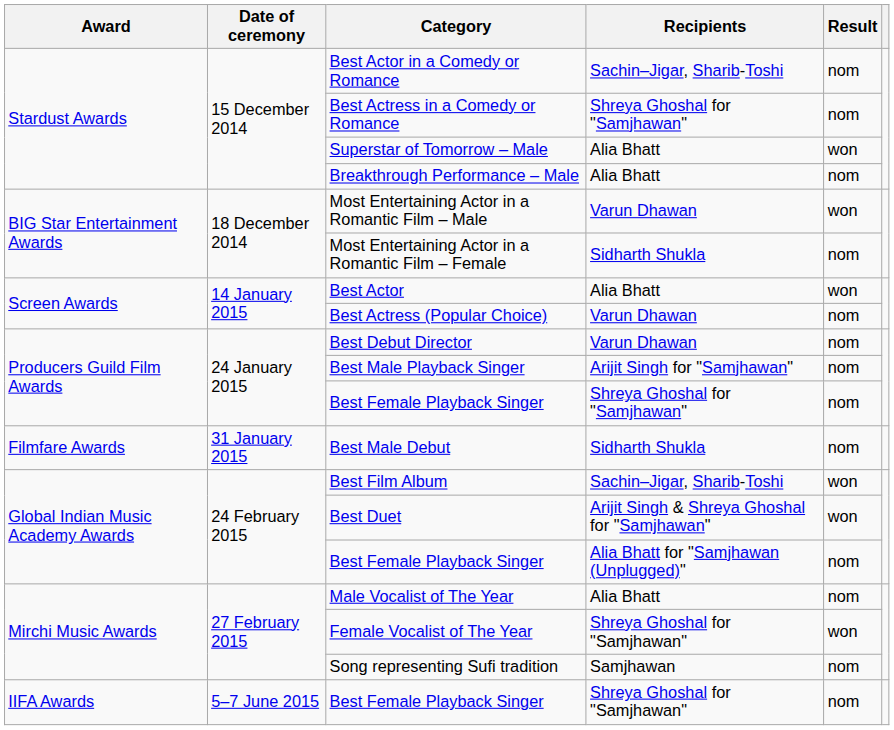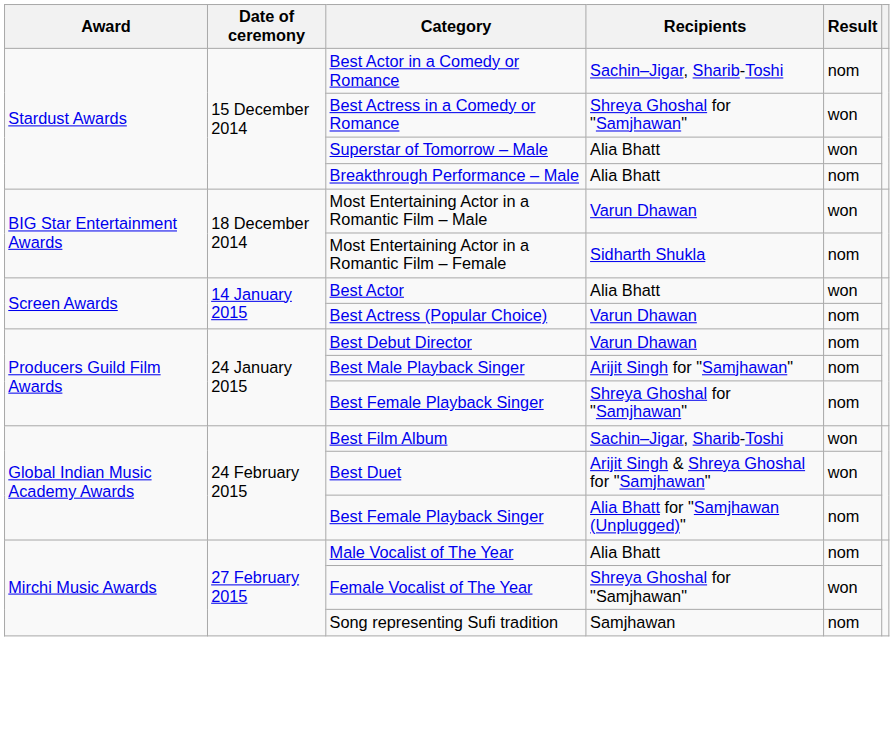(844, 115) nom -> (843, 115) won
- row: (67, 447)
- row: (51, 701)
